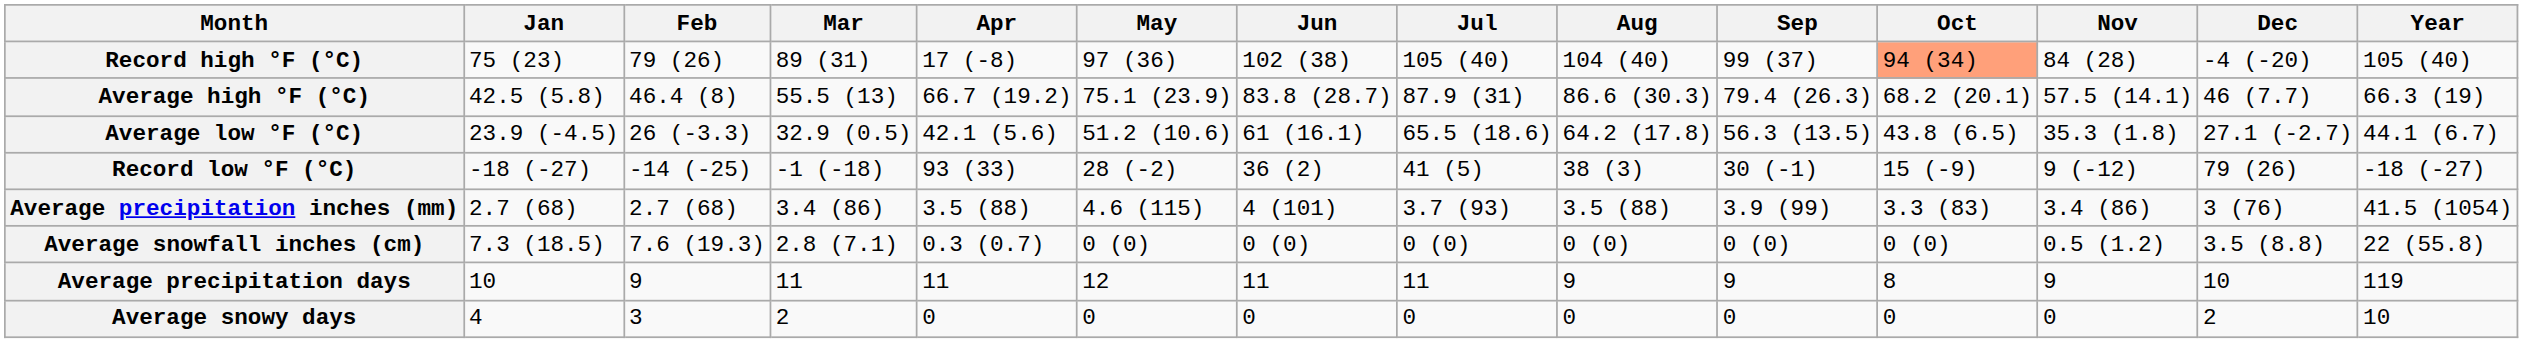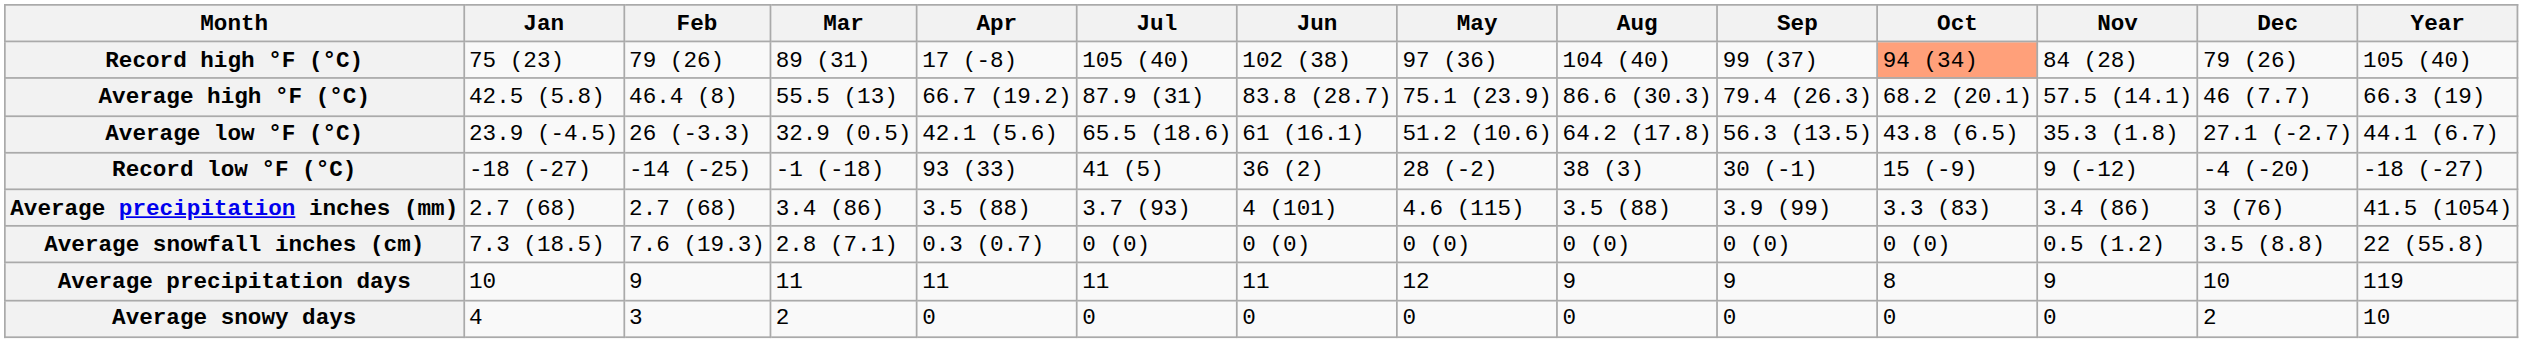columns swapped: (1157, 23) <-> (1477, 23)
(2257, 60) -4 (-20) -> (2251, 60) 79 (26)
(2251, 171) 79 (26) -> (2257, 171) -4 (-20)
